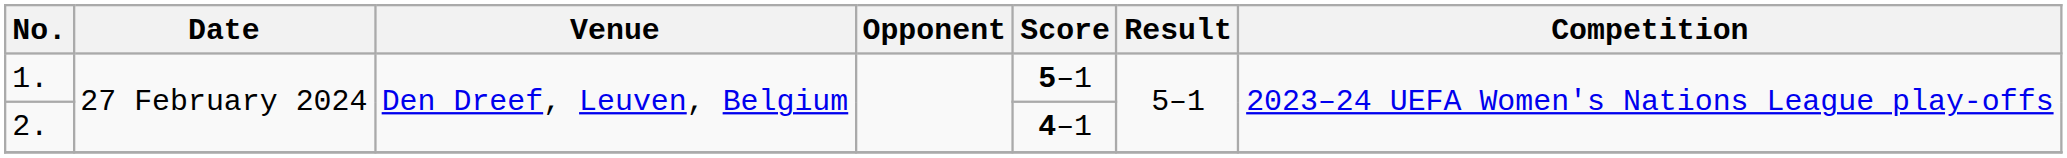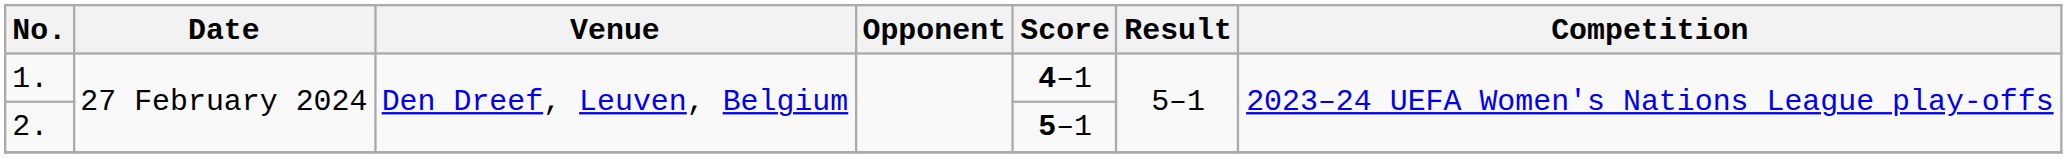(1065, 78) 5–1 -> (1065, 78) 4–1
(1065, 127) 4–1 -> (1065, 127) 5–1
